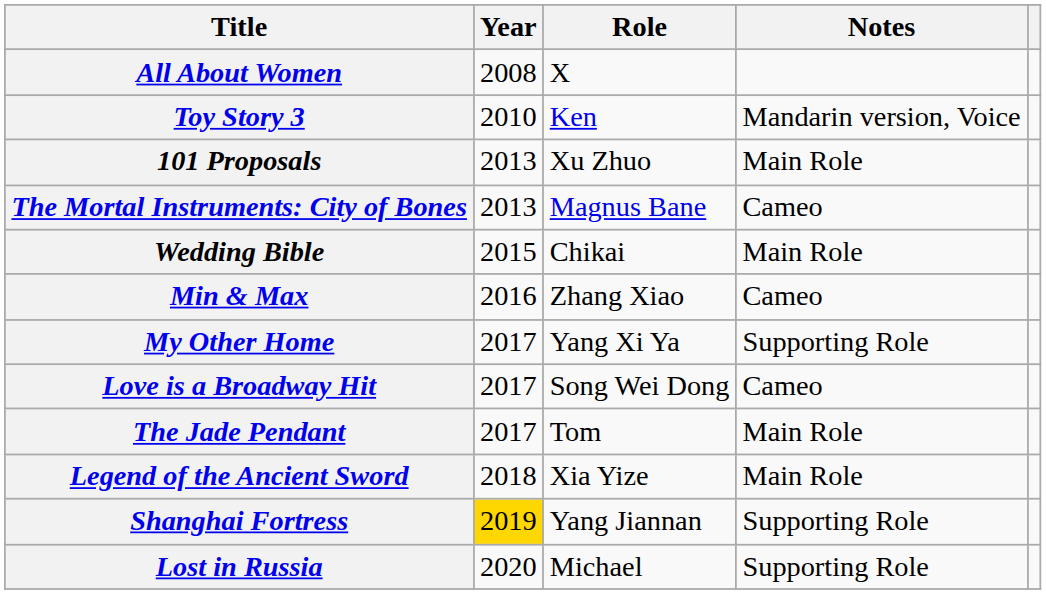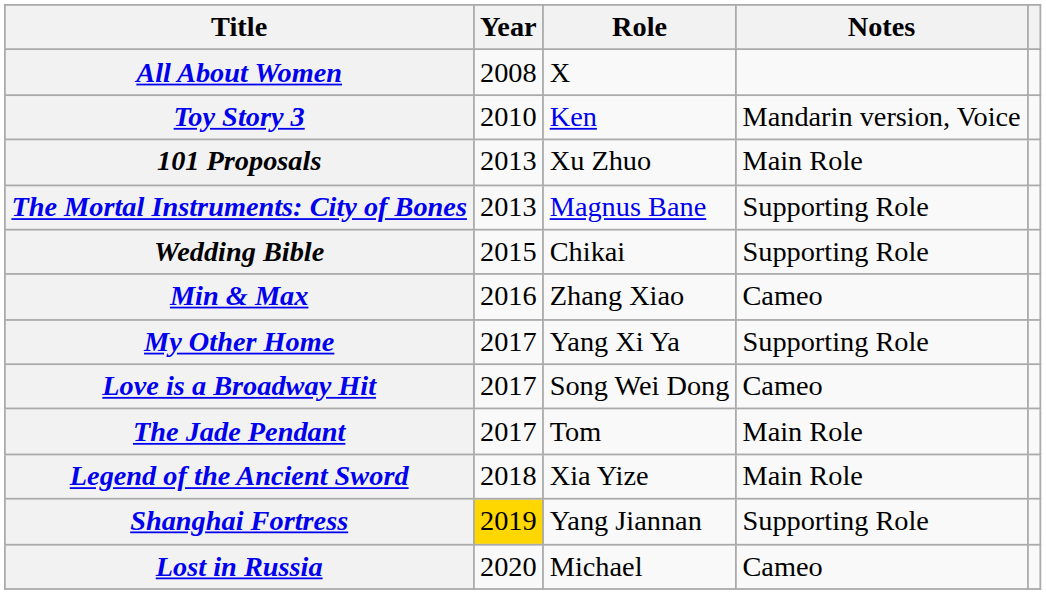(783, 206) Cameo -> (836, 206) Supporting Role
(803, 251) Main Role -> (836, 251) Supporting Role
(836, 565) Supporting Role -> (783, 565) Cameo
